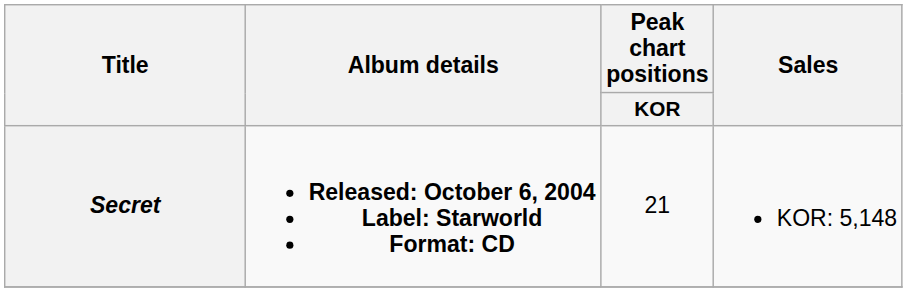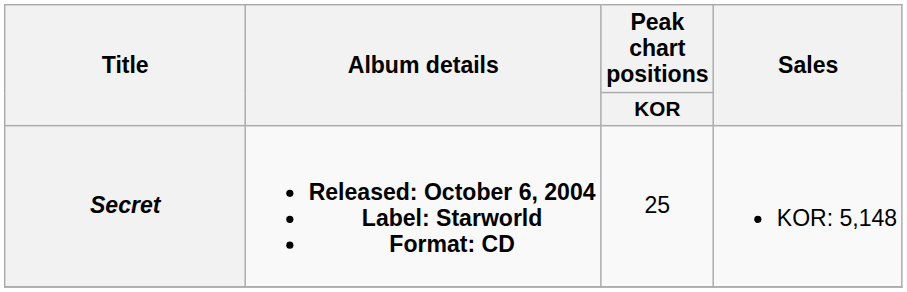(657, 205) 21 -> (657, 205) 25
